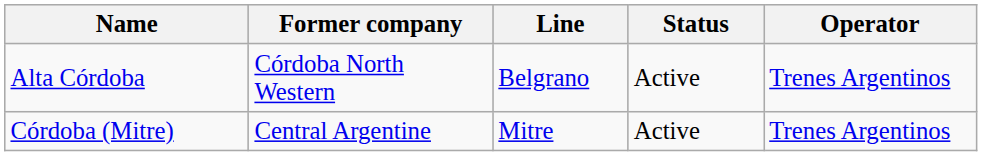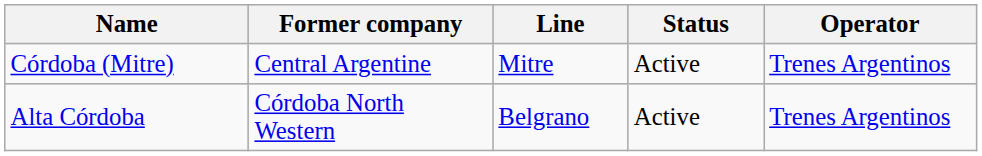rows swapped: (92, 130) <-> (78, 77)
